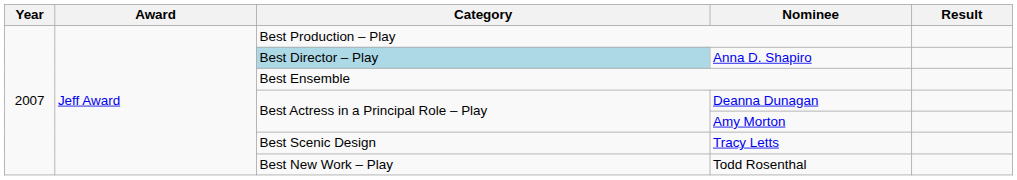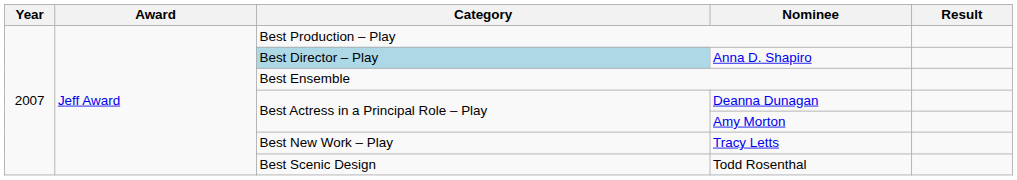(318, 143) Best Scenic Design -> (326, 143) Best New Work – Play
(326, 164) Best New Work – Play -> (318, 164) Best Scenic Design
